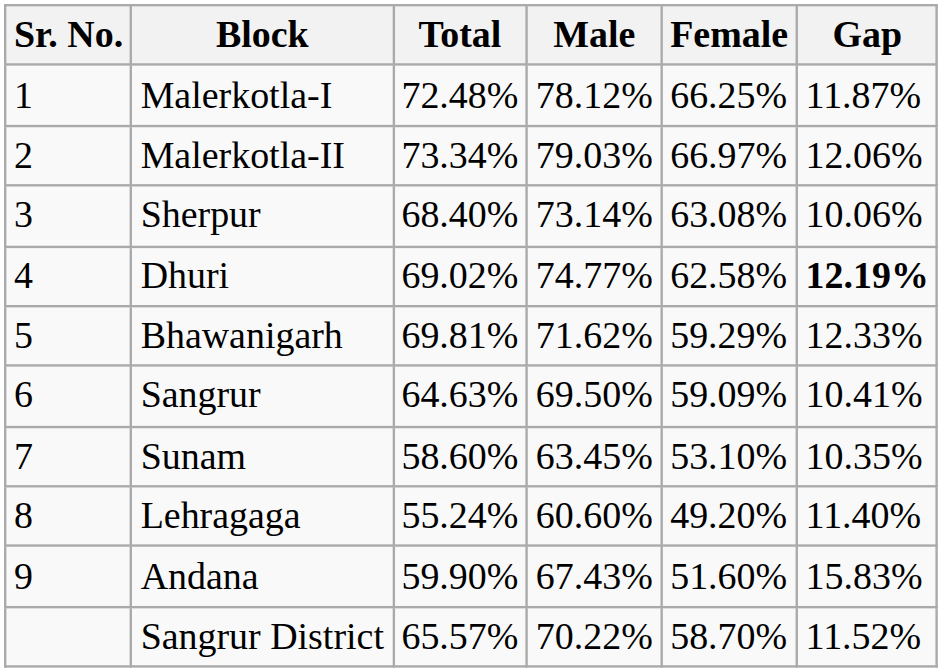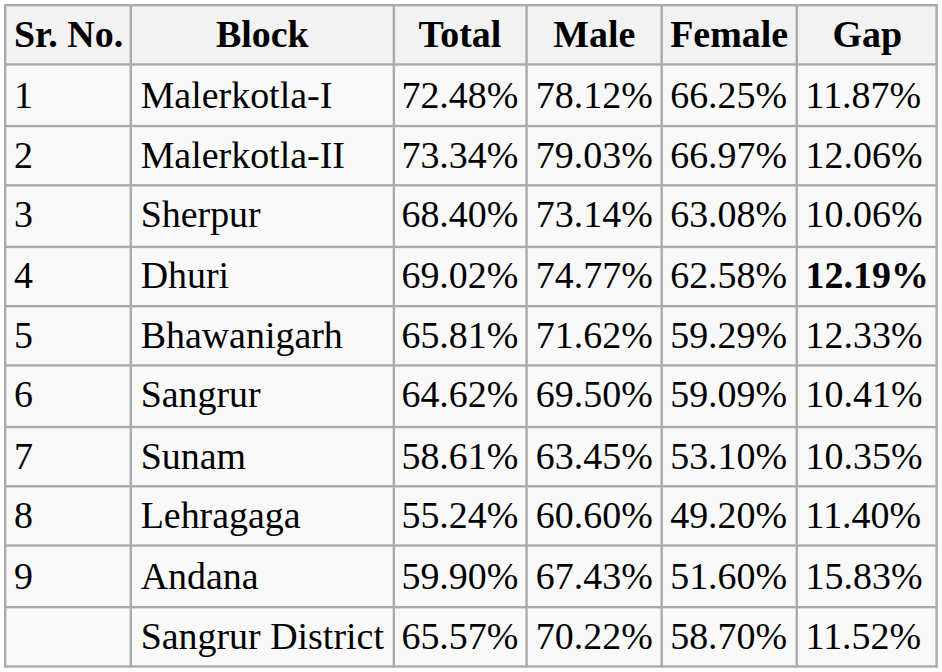(460, 335) 69.81% -> (460, 335) 65.81%
(460, 395) 64.63% -> (460, 395) 64.62%
(460, 455) 58.60% -> (460, 455) 58.61%
